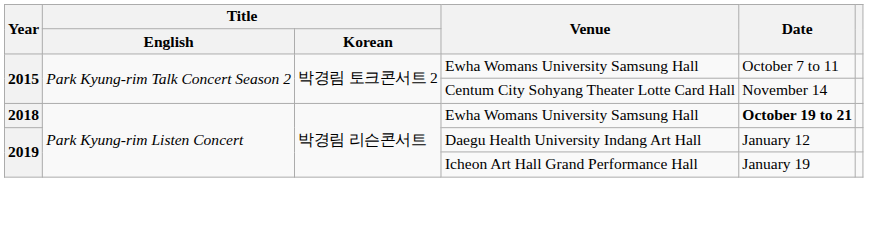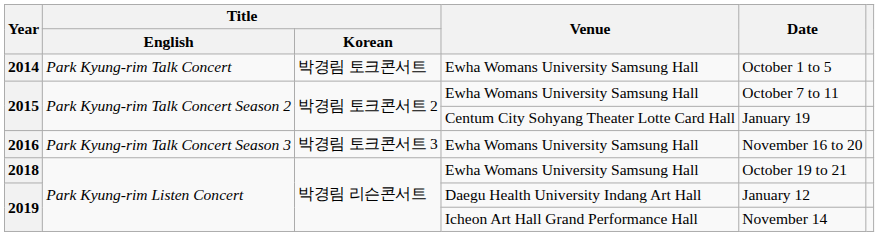+ row: (24, 67)
(785, 90) November 14 -> (776, 118) January 19
+ row: (24, 144)
(797, 115) bold -> (795, 170) normal
(776, 164) January 19 -> (785, 219) November 14
